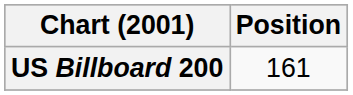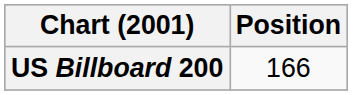(288, 68) 161 -> (288, 68) 166
